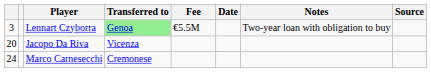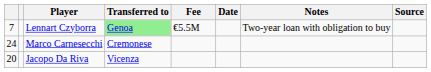(12, 28) 3 -> (12, 28) 7
rows swapped: (57, 43) <-> (64, 59)
